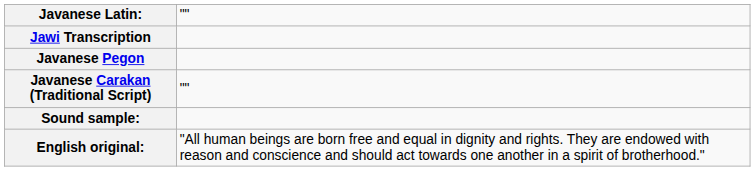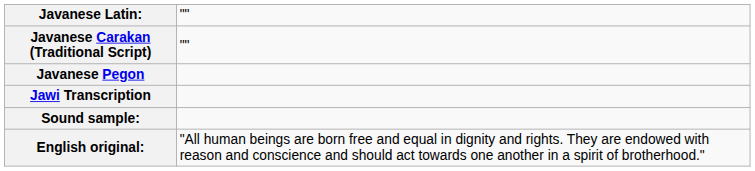rows swapped: (90, 88) <-> (90, 37)
